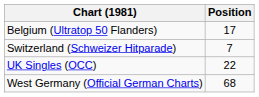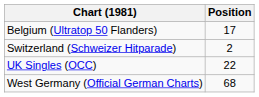(230, 48) 7 -> (230, 48) 2
